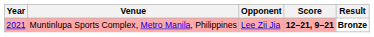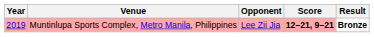(16, 25) 2021 -> (16, 25) 2019
